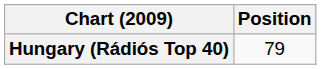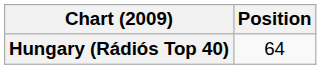(275, 49) 79 -> (275, 49) 64
